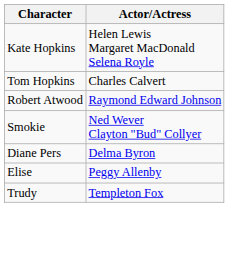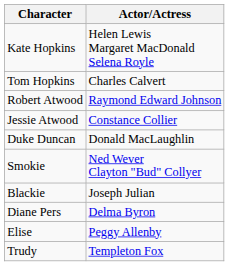+ row: (43, 120)
+ row: (41, 139)
+ row: (26, 192)
